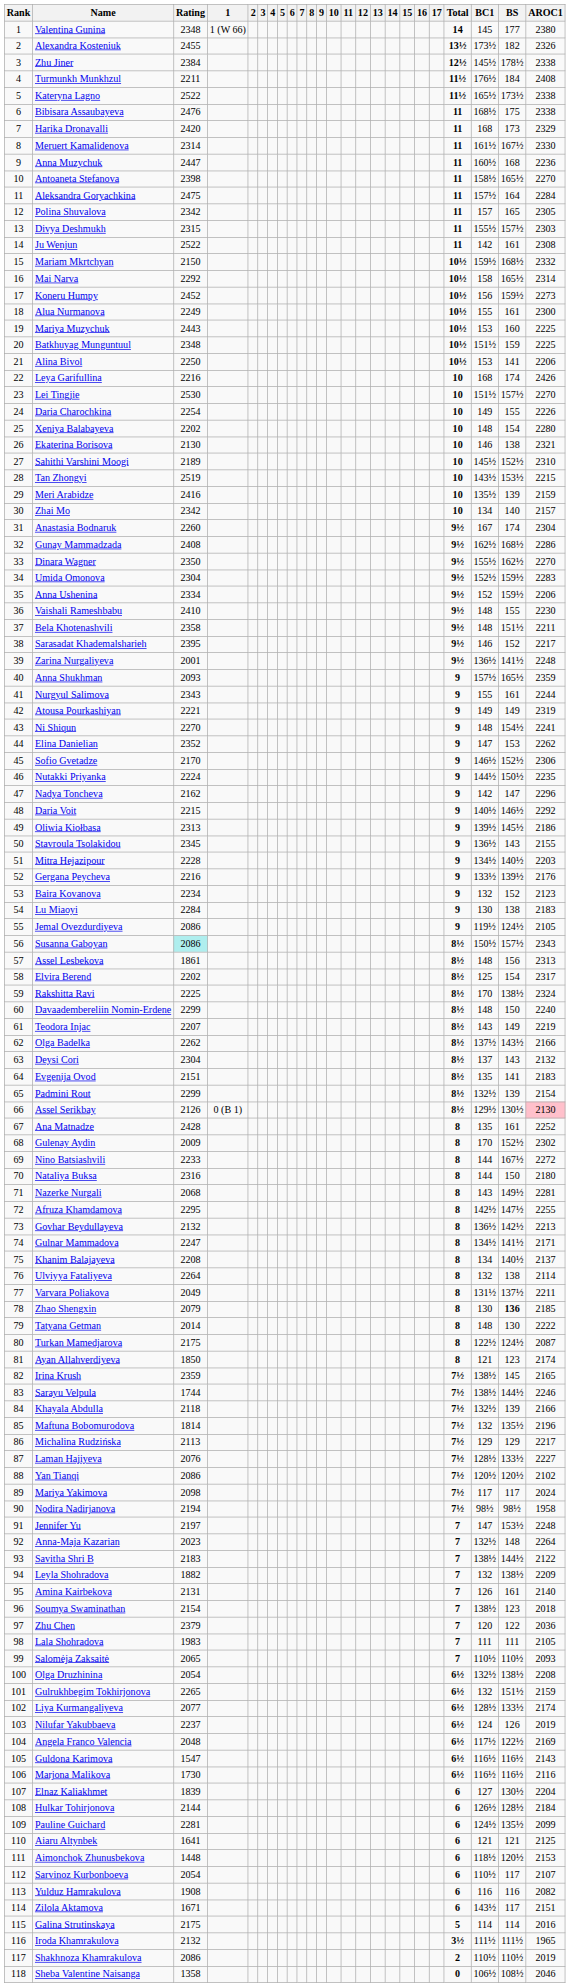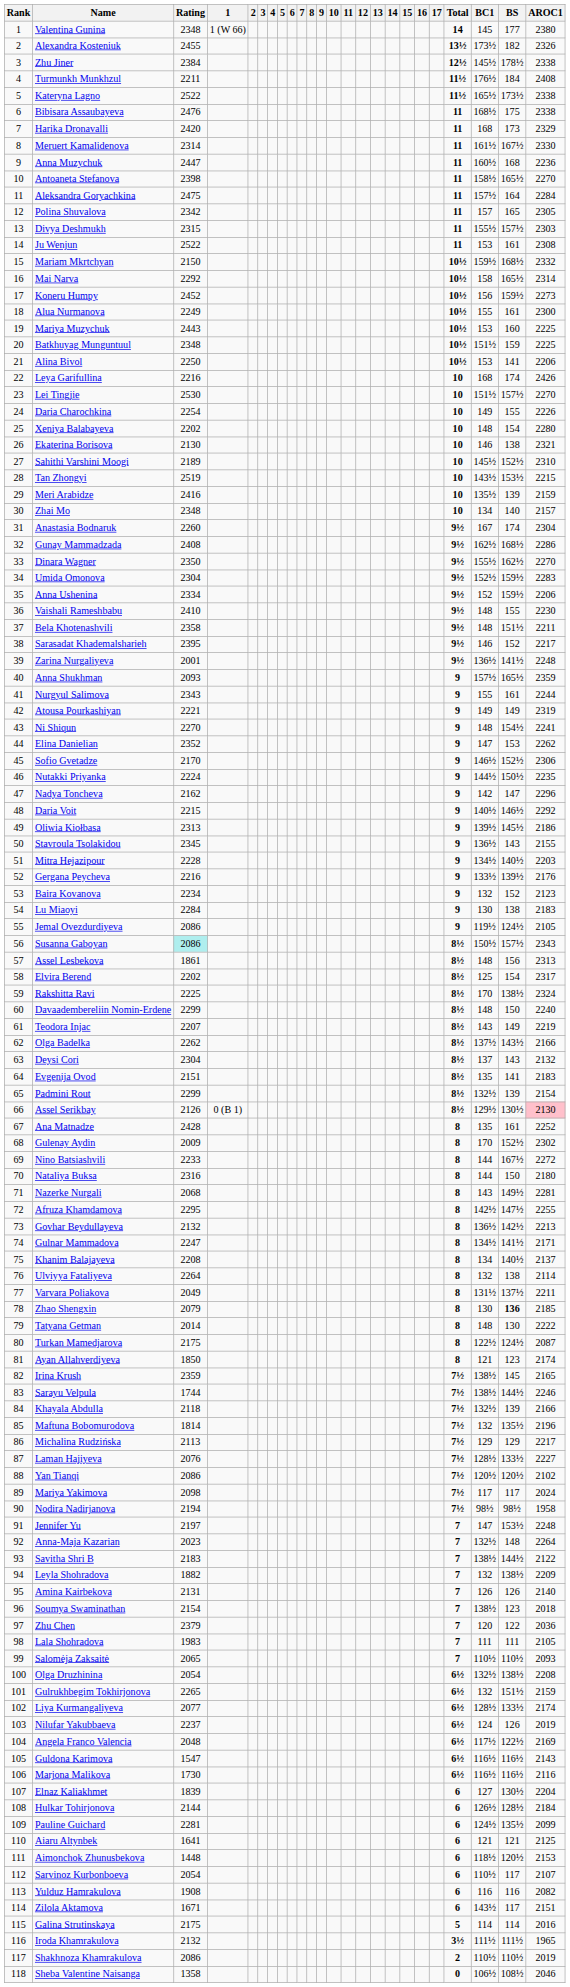(485, 245) 142 -> (485, 245) 153
(190, 511) 2342 -> (190, 511) 2348
(512, 1592) 161 -> (512, 1592) 126
